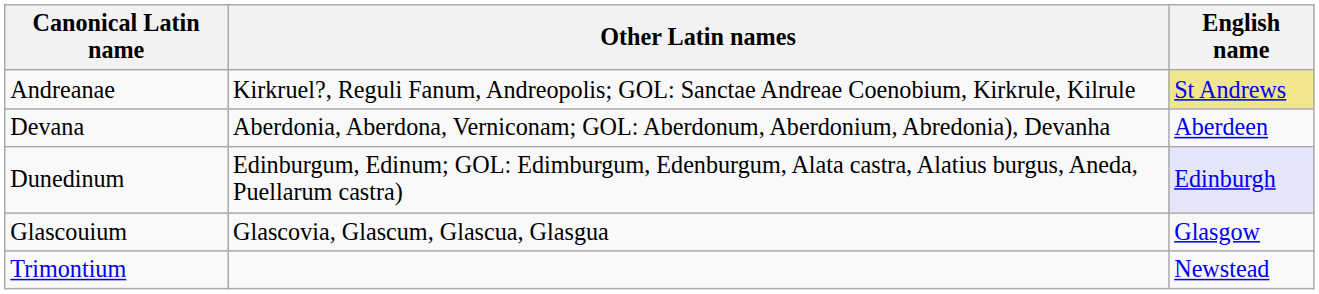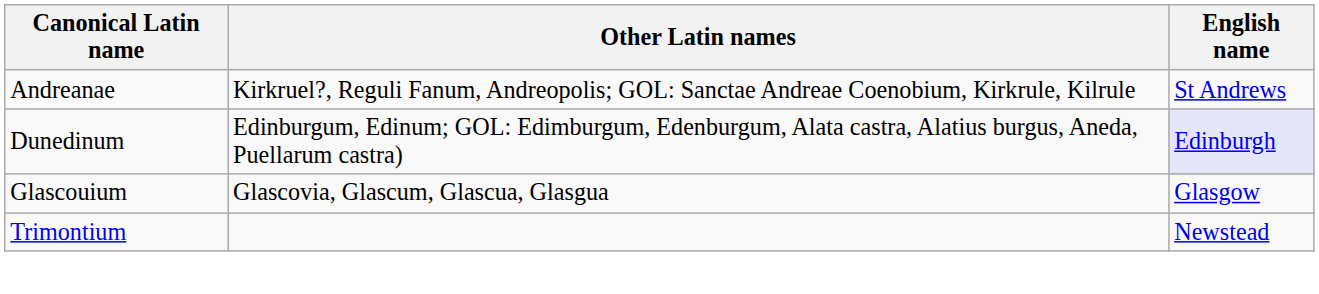(1230, 89) khaki background -> (1230, 89) no background
- row: (47, 127)
